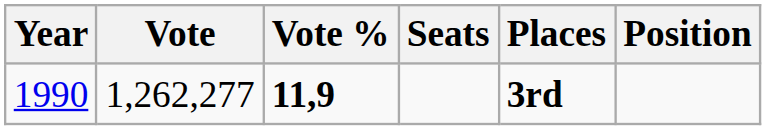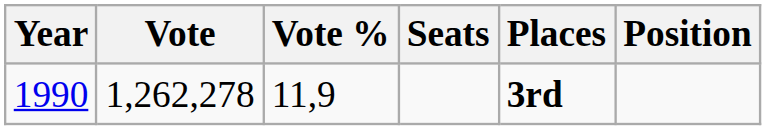(180, 93) 1,262,277 -> (180, 93) 1,262,278
(303, 93) bold -> (304, 93) normal
